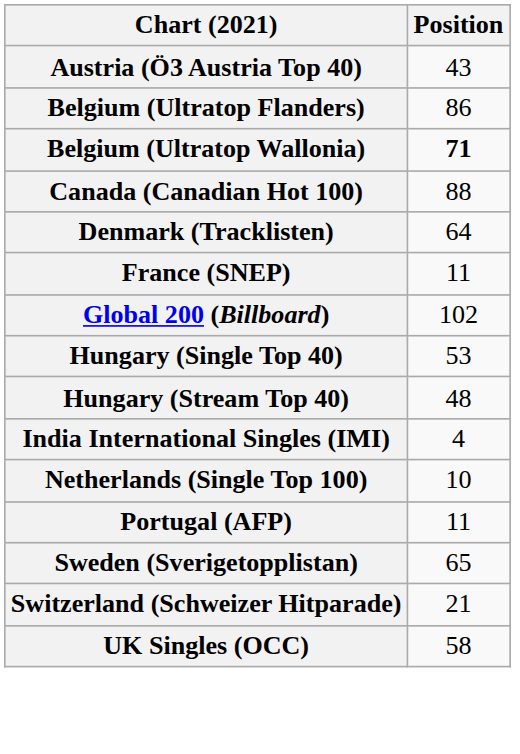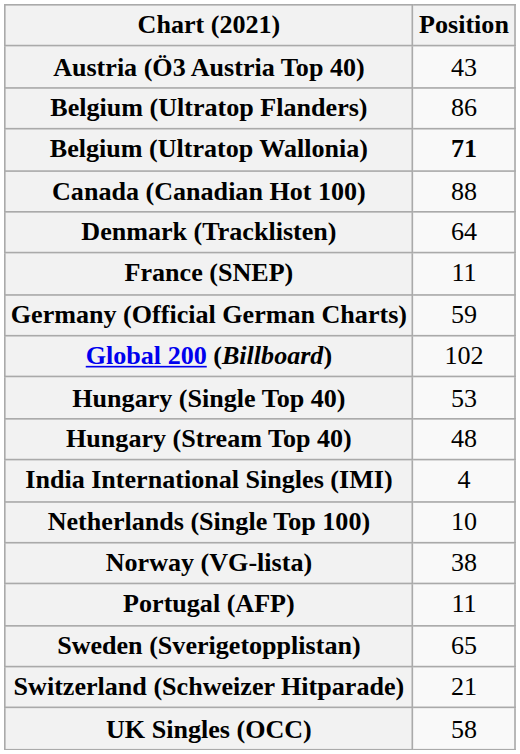+ row: (209, 314)
+ row: (209, 562)
